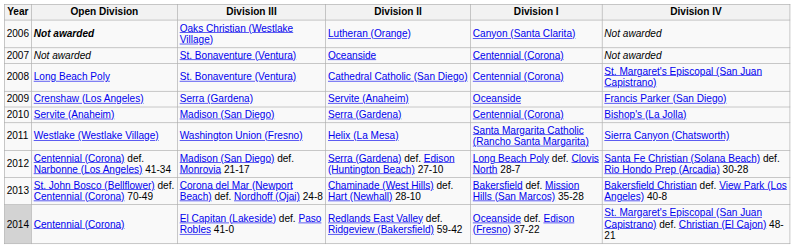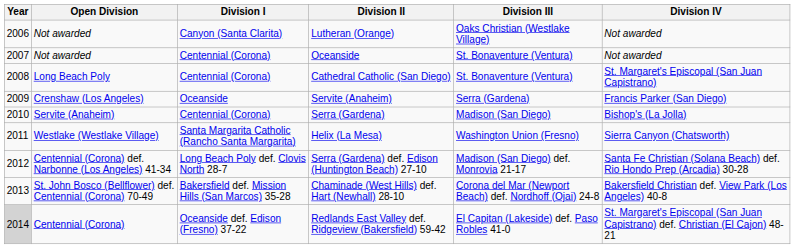columns swapped: (536, 12) <-> (251, 12)
(64, 34) bold -> (62, 34) normal
